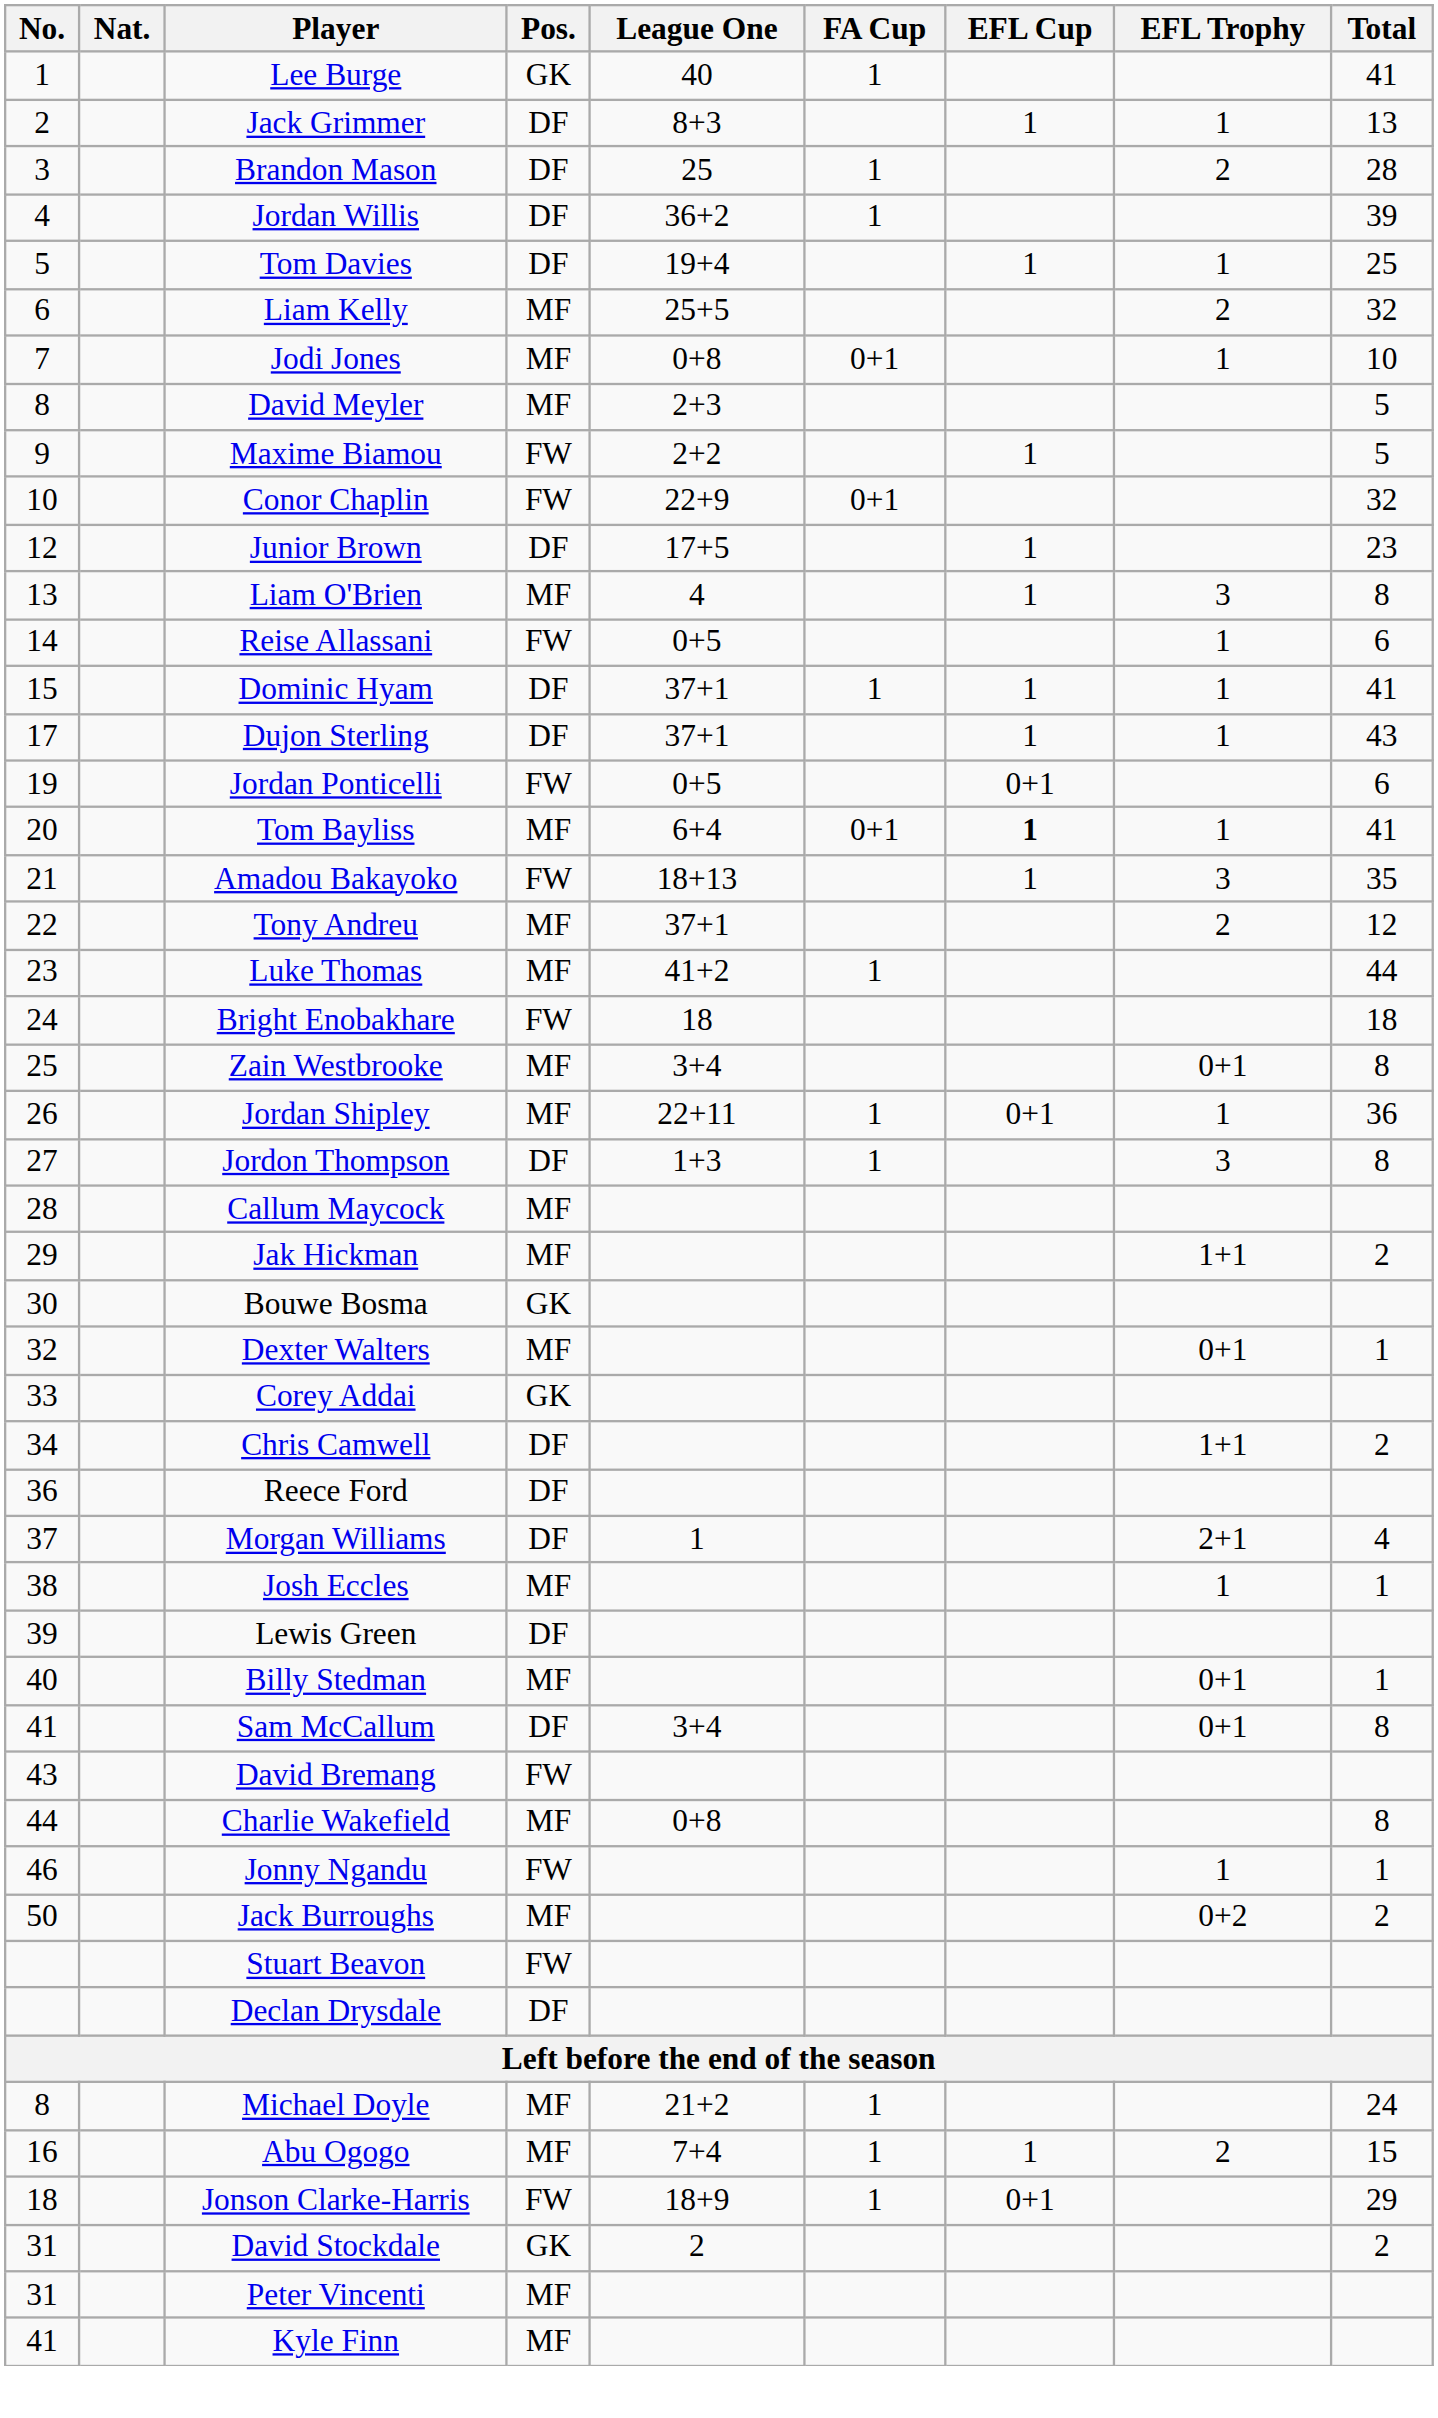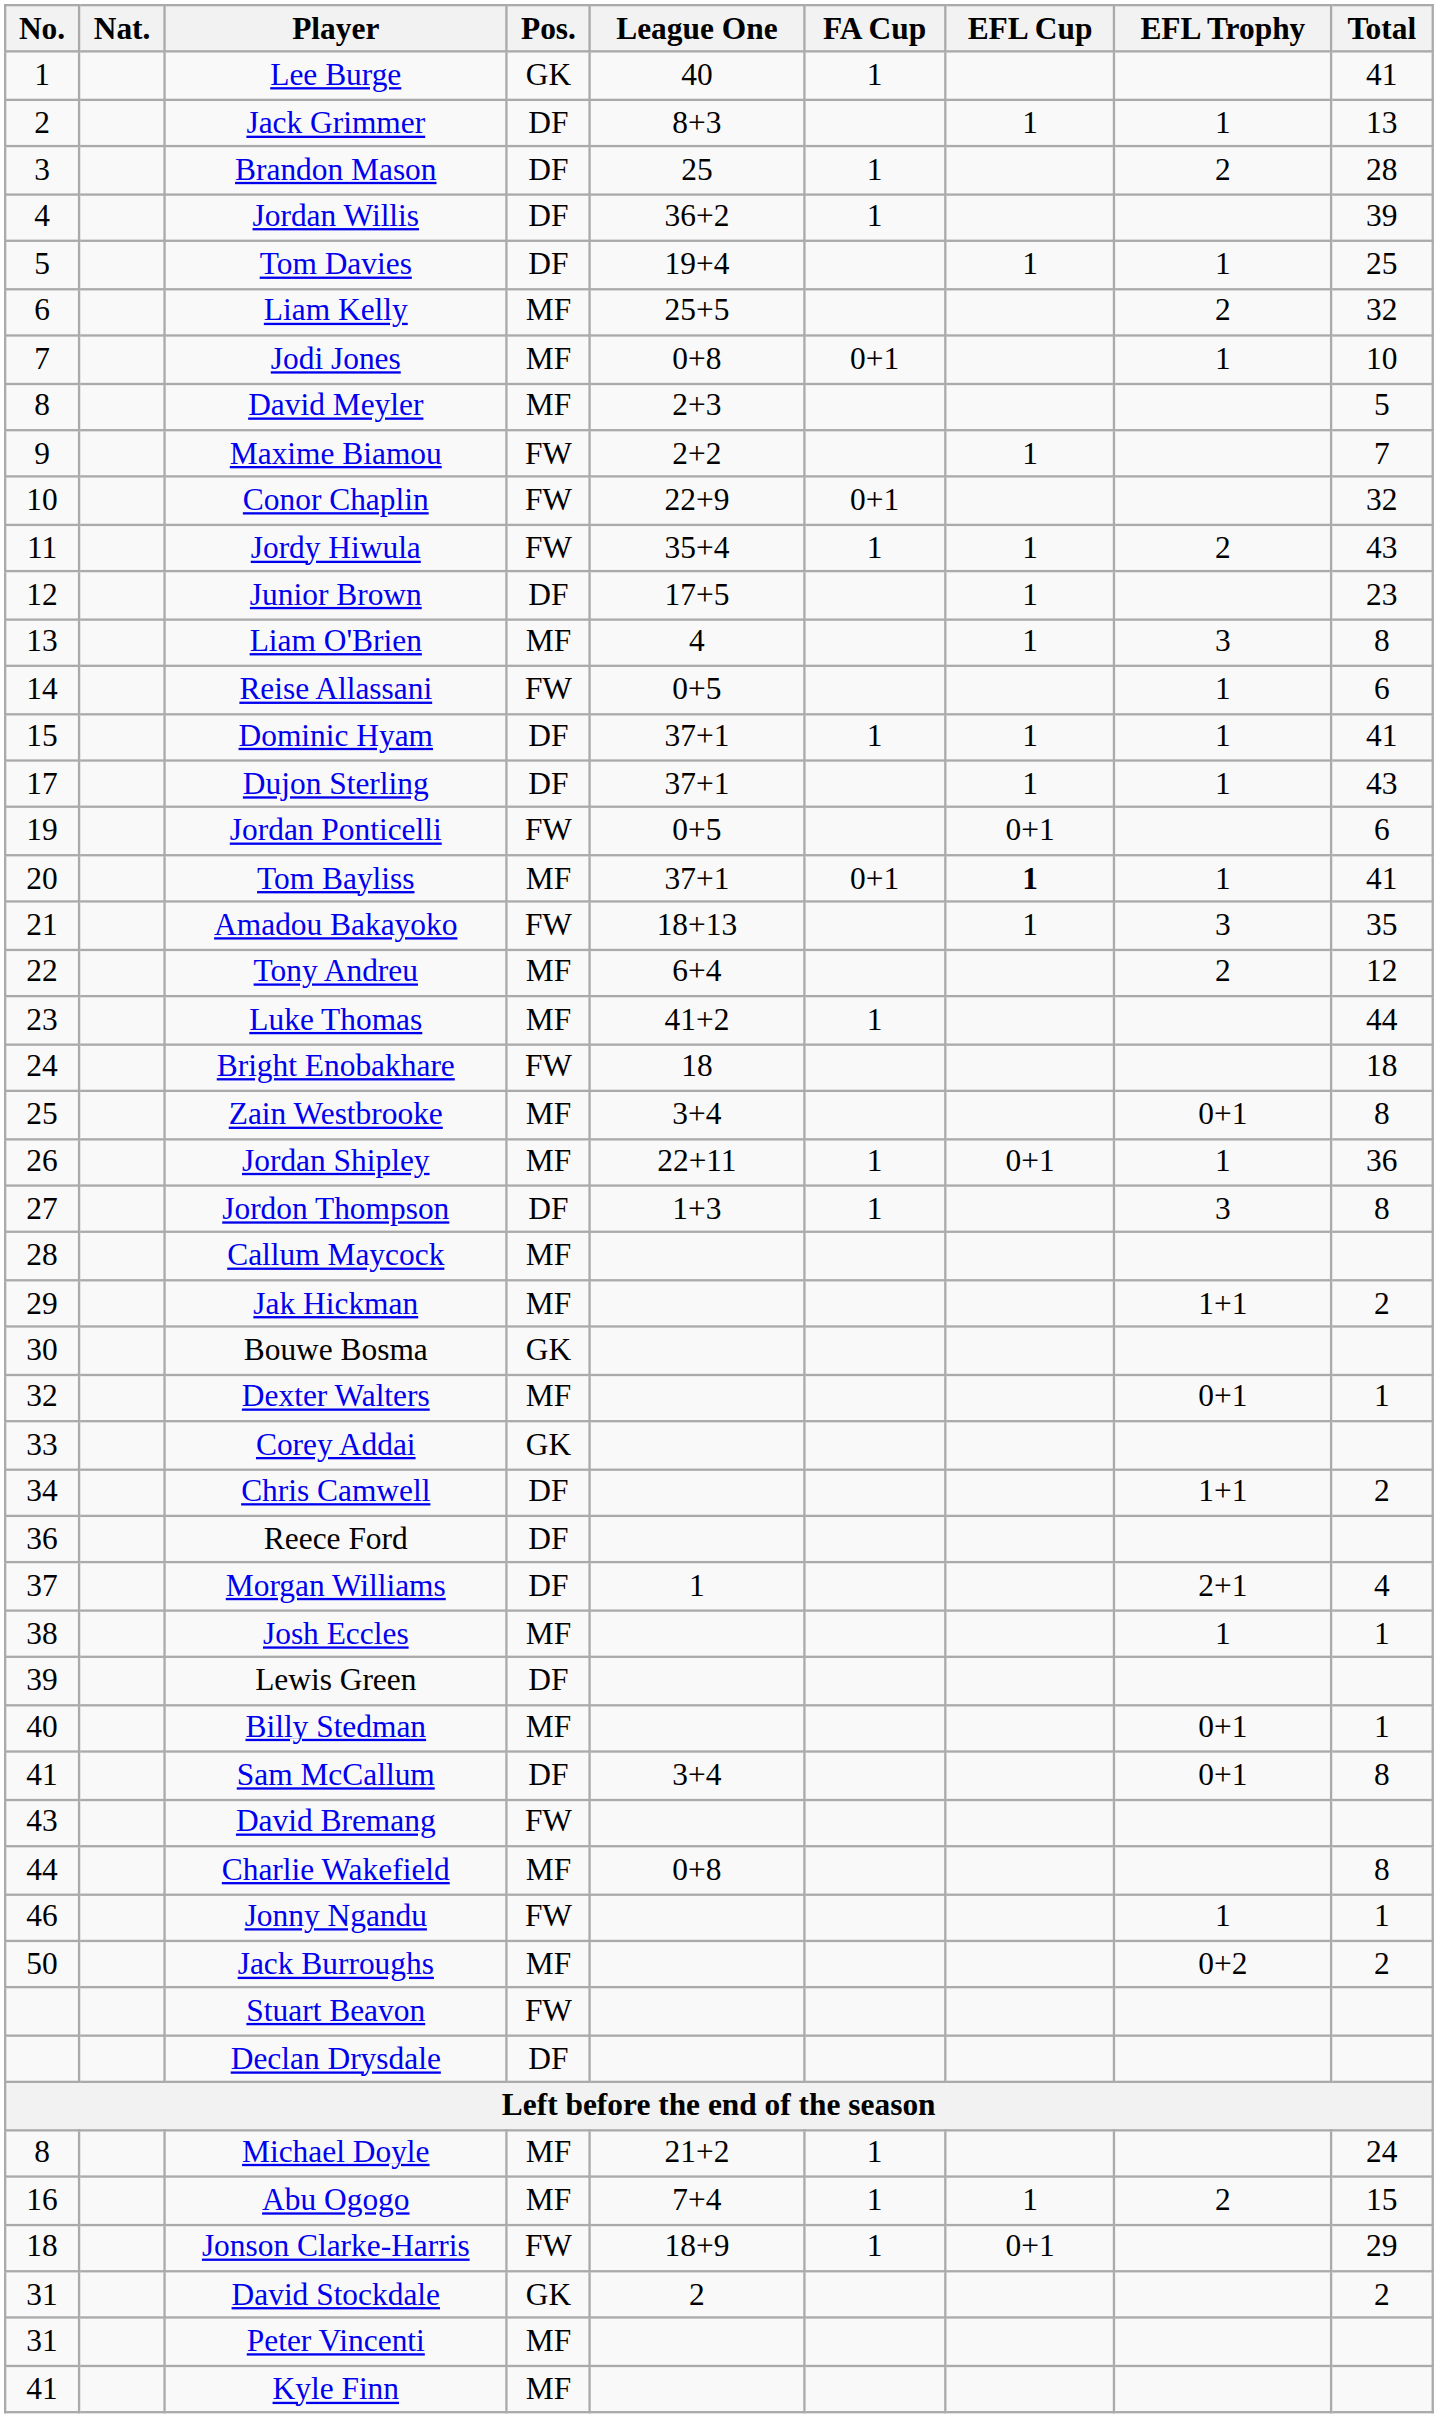(1382, 452) 5 -> (1382, 452) 7
+ row: (336, 547)
(697, 830) 6+4 -> (697, 877) 37+1
(697, 924) 37+1 -> (697, 971) 6+4
